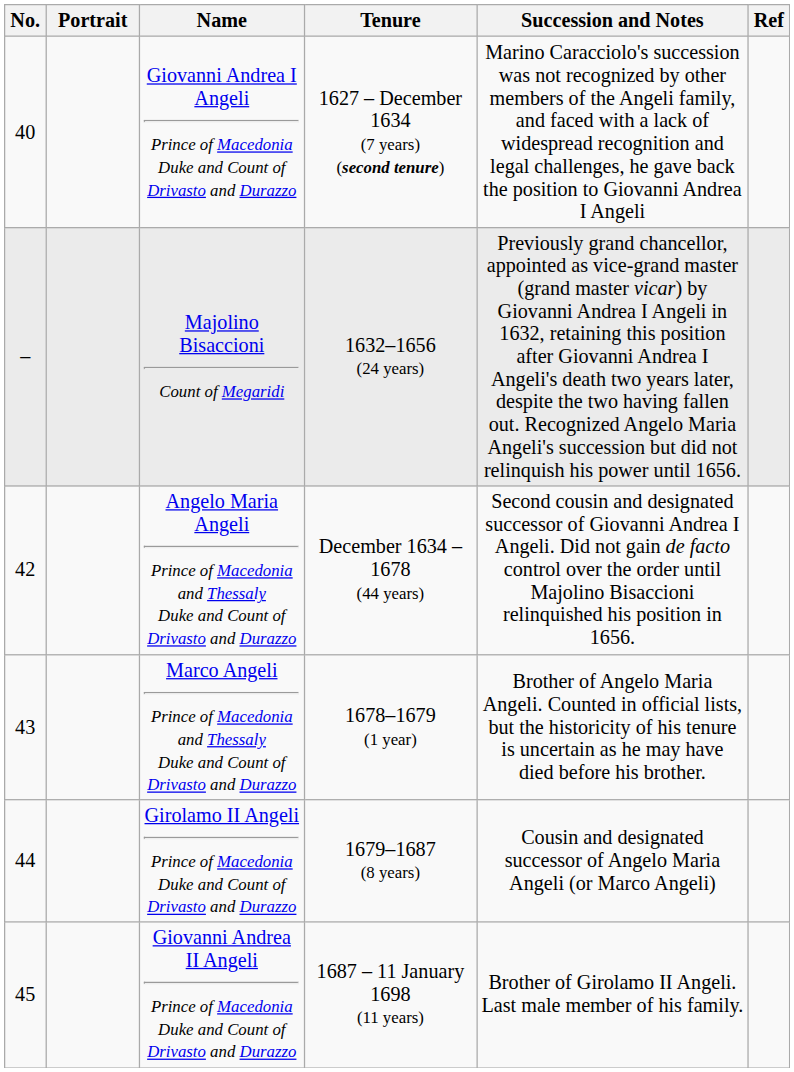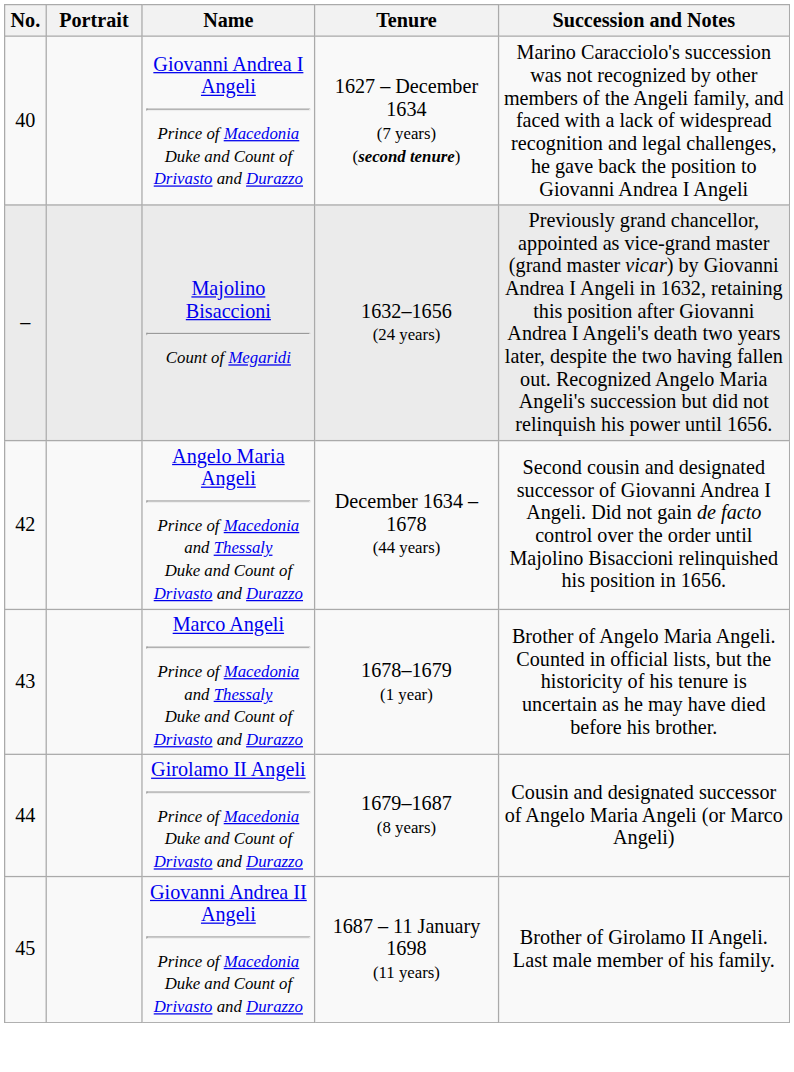- column: (769, 20)
